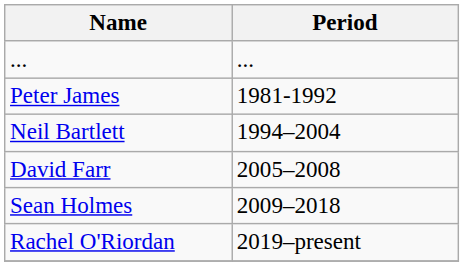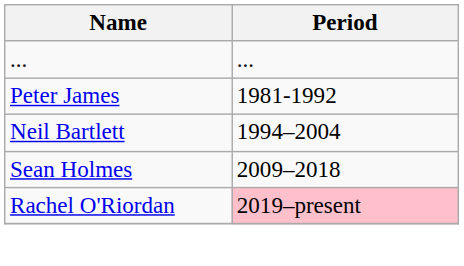- row: (60, 168)
(299, 242) no background -> (299, 205) pink background
